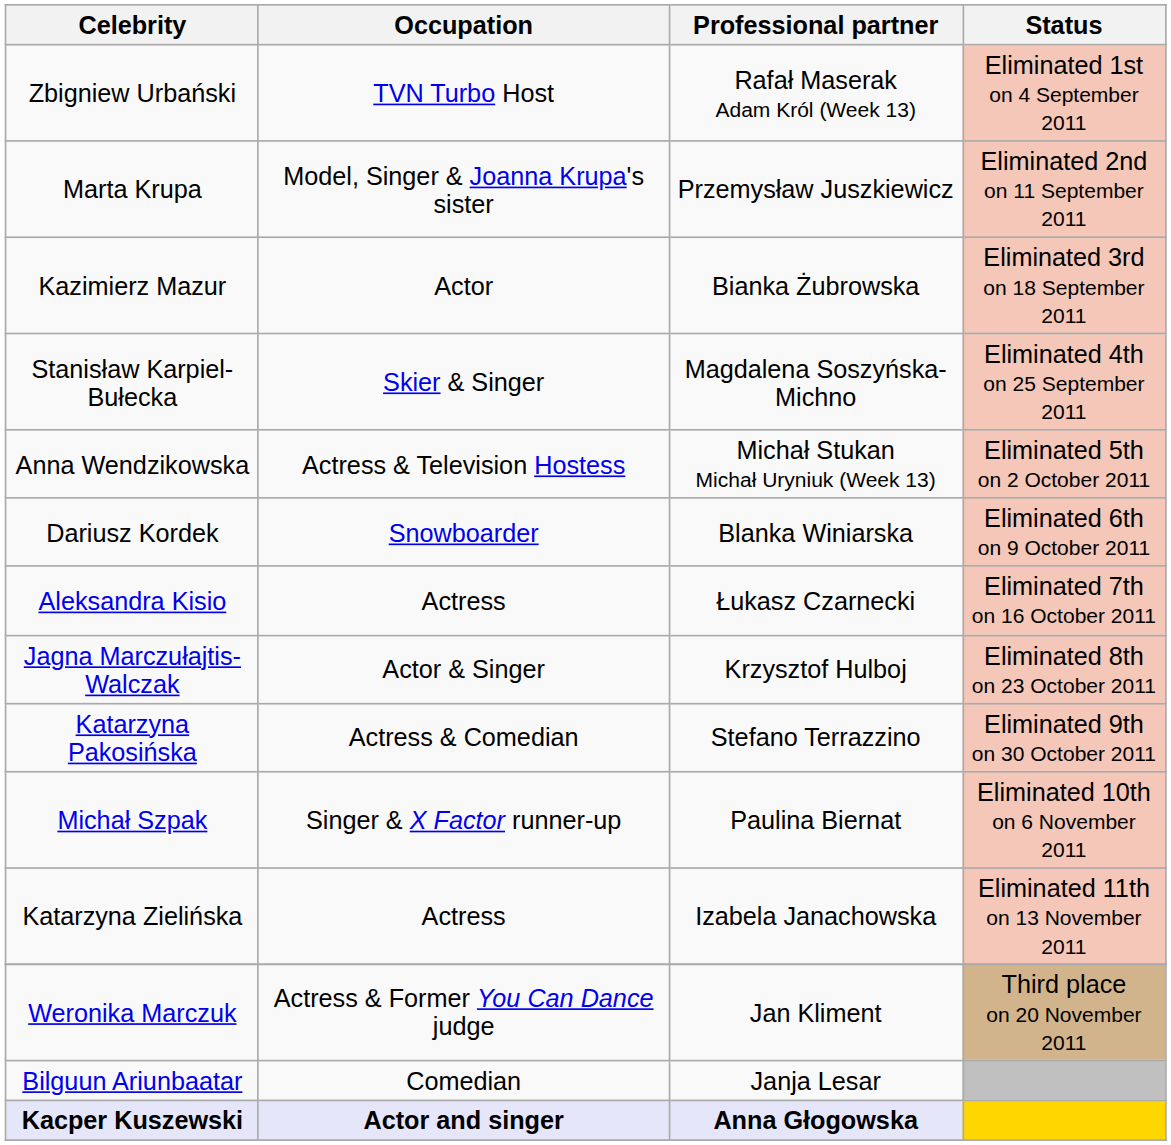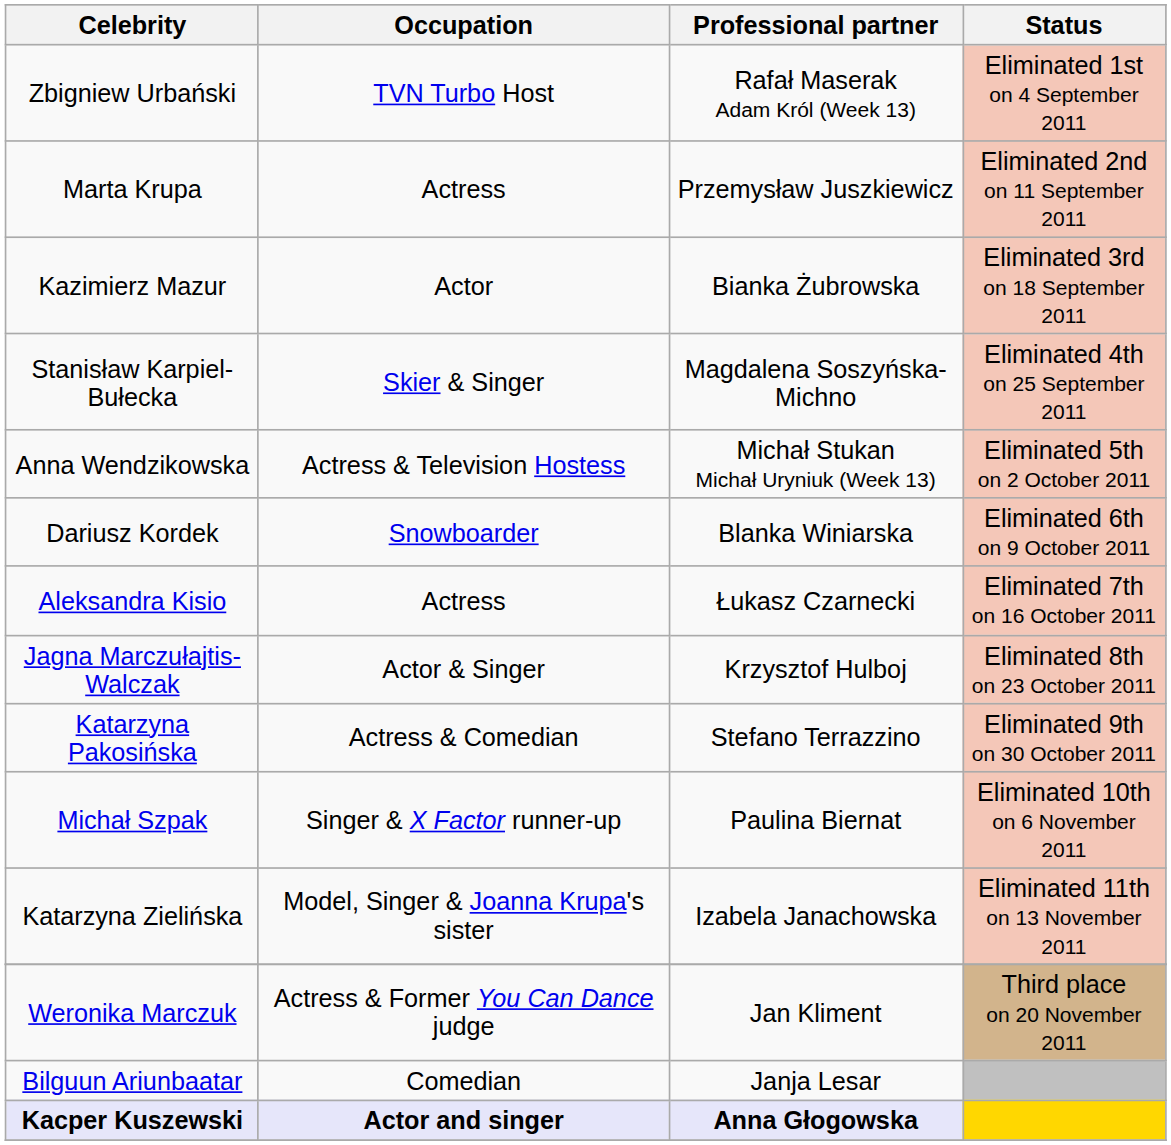(464, 189) Model, Singer & Joanna Krupa's sister -> (464, 189) Actress
(464, 916) Actress -> (464, 916) Model, Singer & Joanna Krupa's sister
